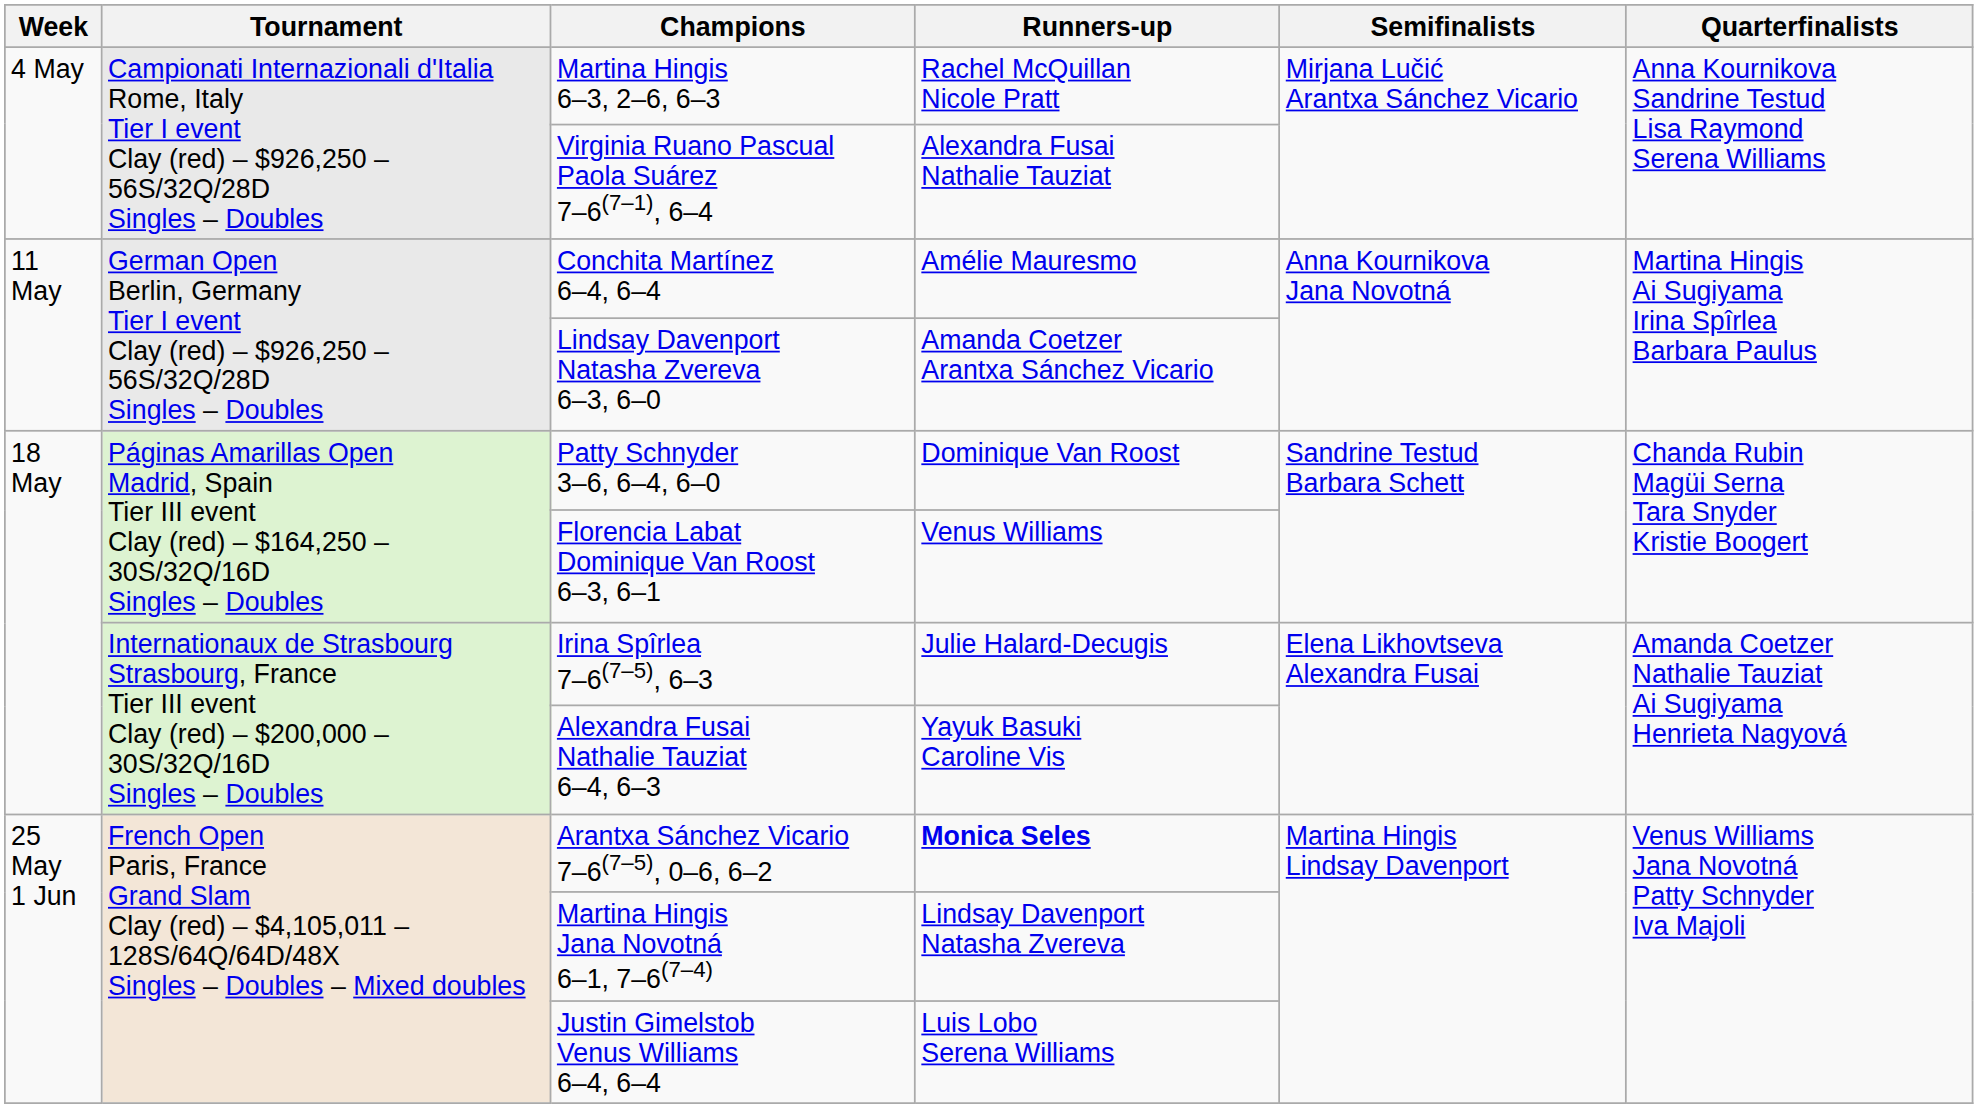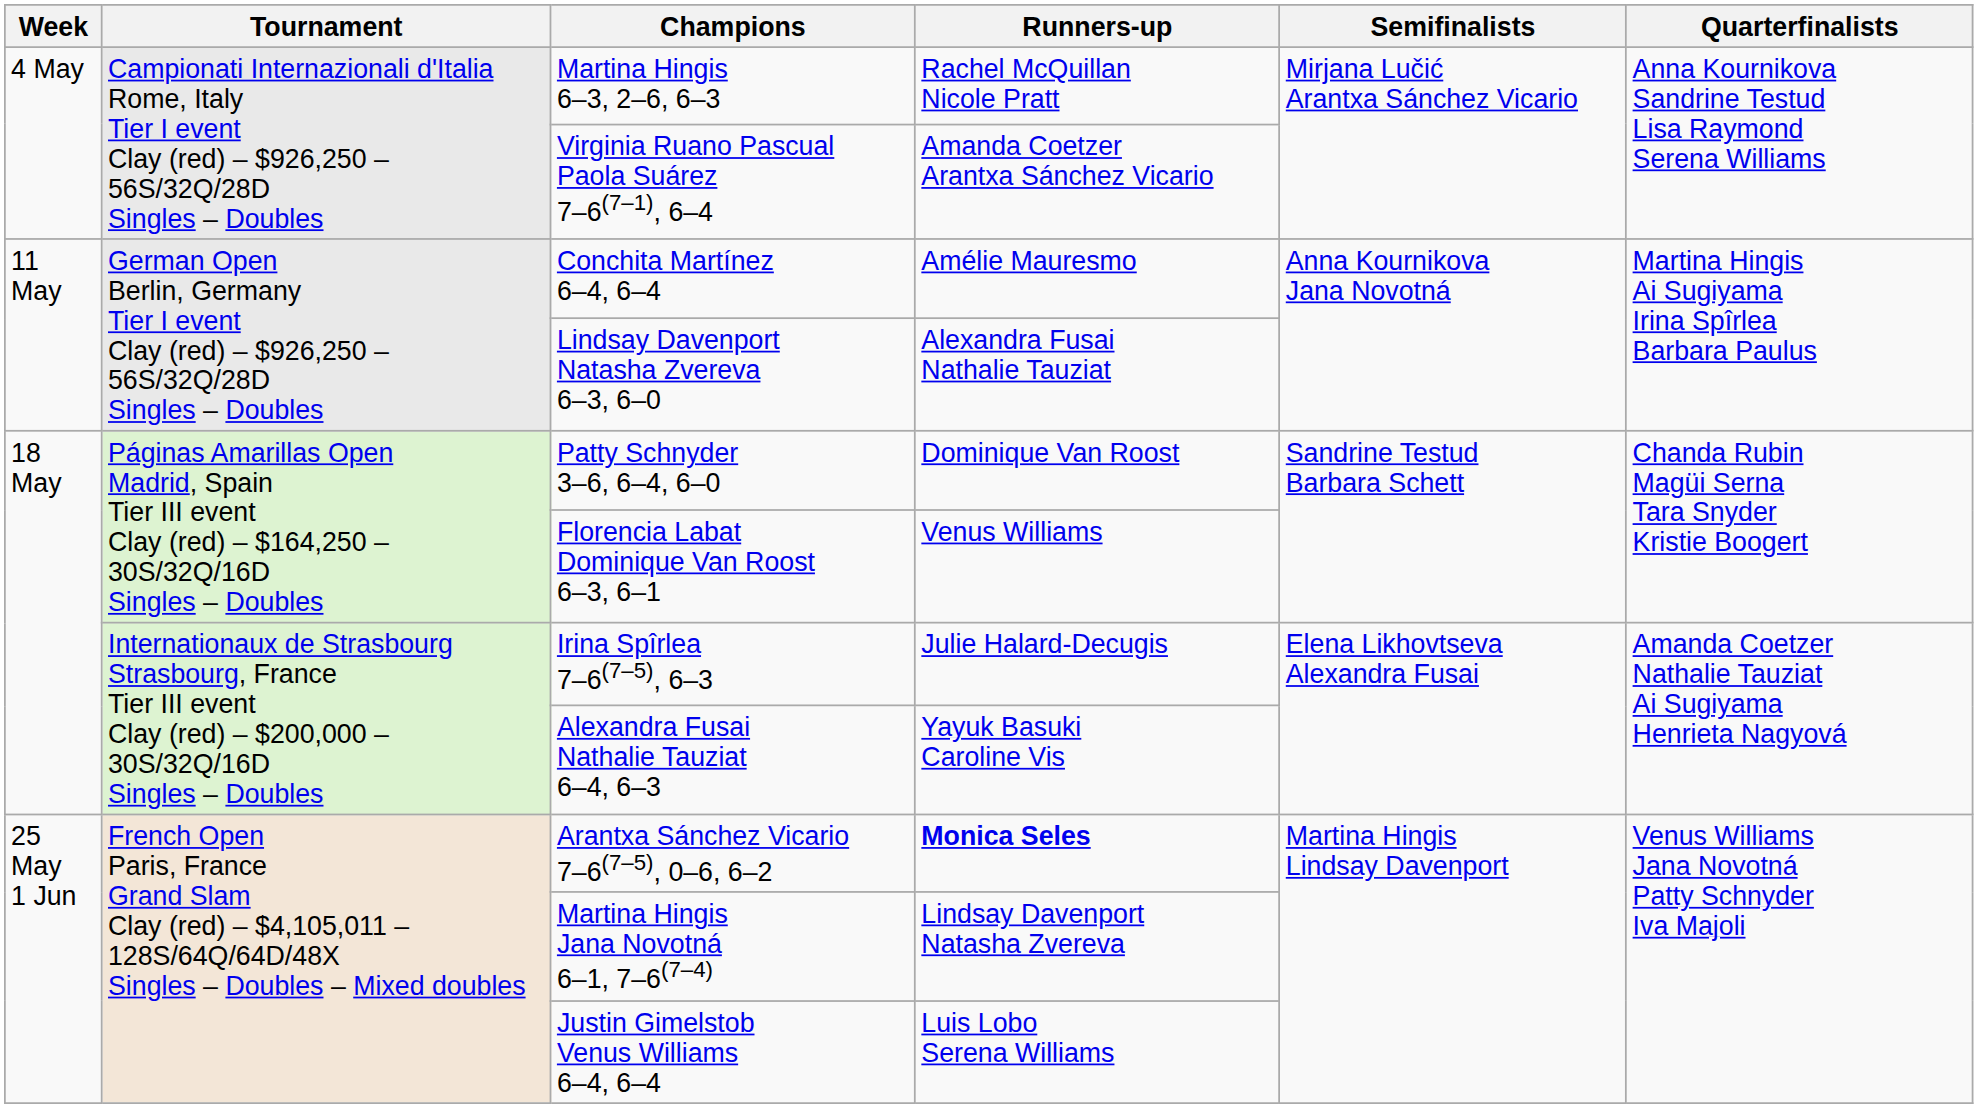(1018, 161) Alexandra Fusai Nathalie Tauziat -> (1067, 161) Amanda Coetzer Arantxa Sánchez Vicario
(1067, 355) Amanda Coetzer Arantxa Sánchez Vicario -> (1018, 355) Alexandra Fusai Nathalie Tauziat
